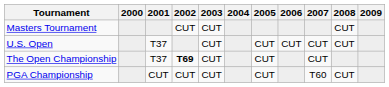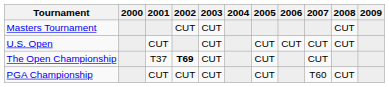(159, 44) T37 -> (159, 44) CUT
